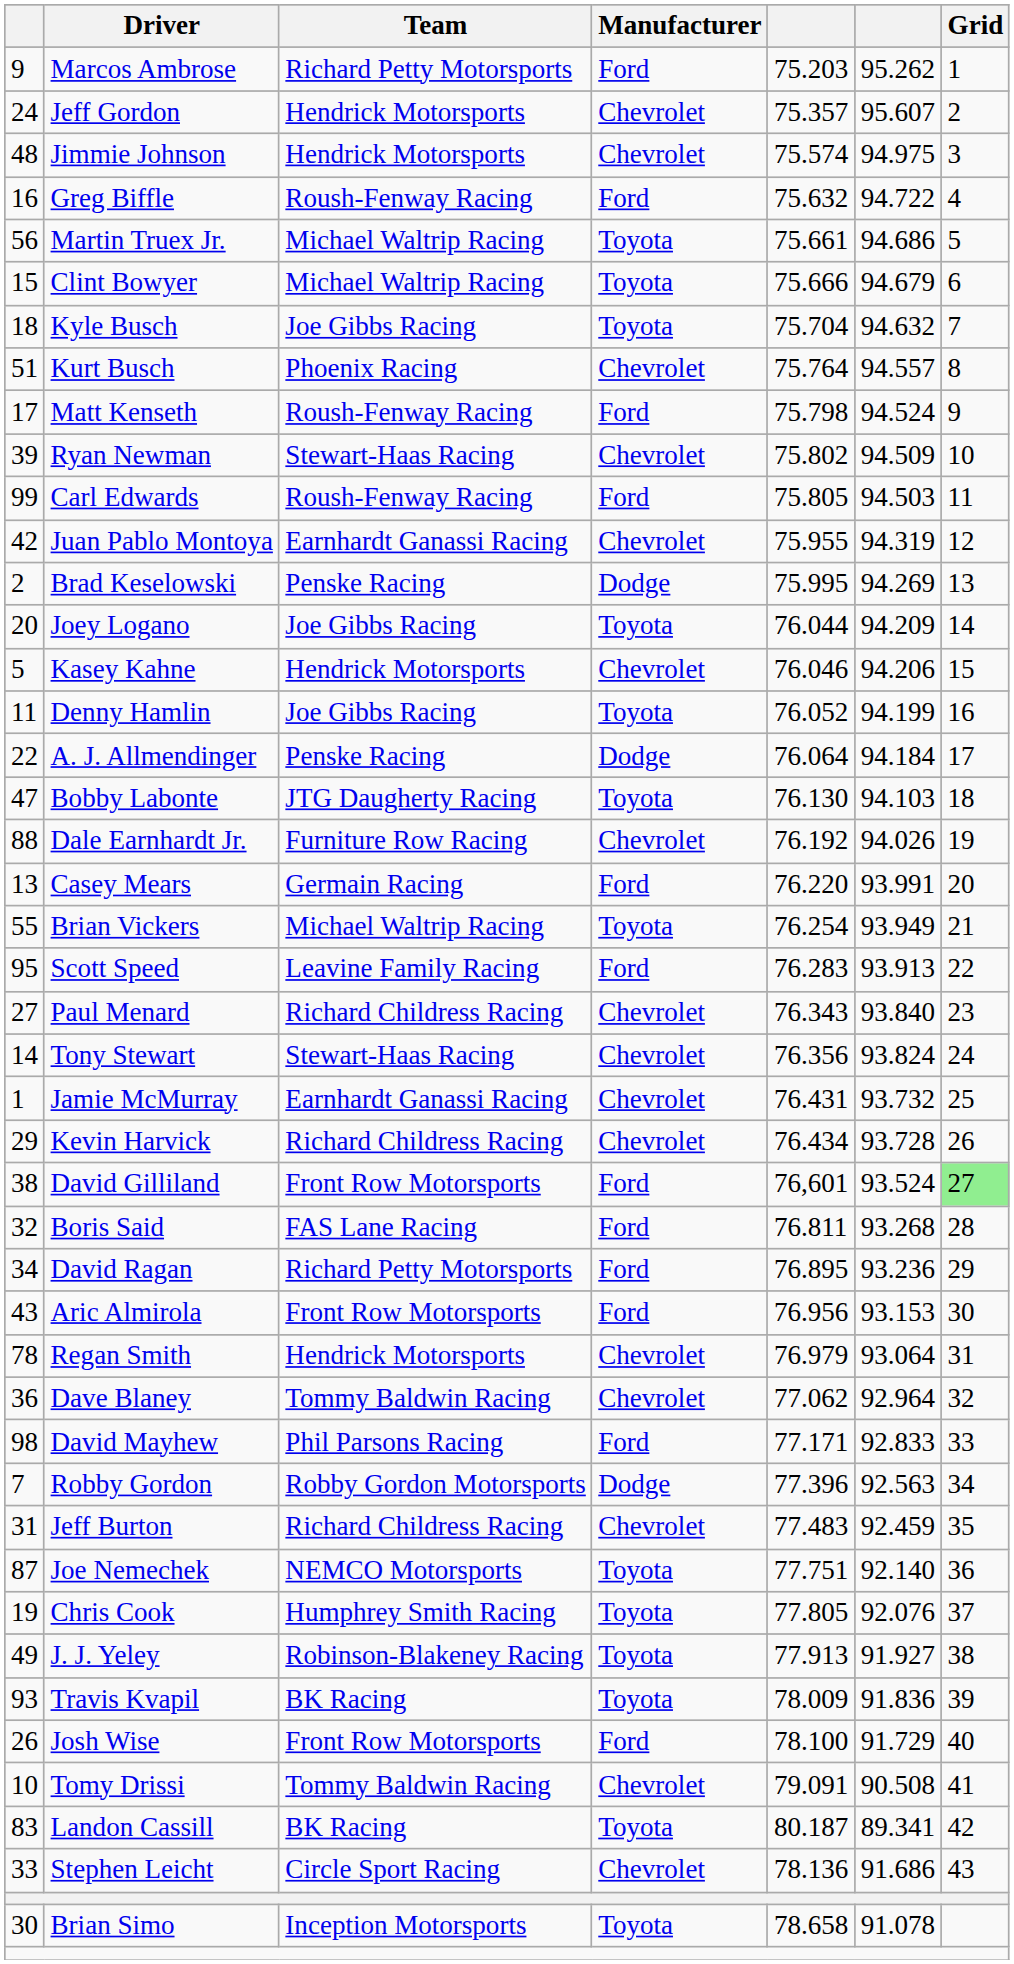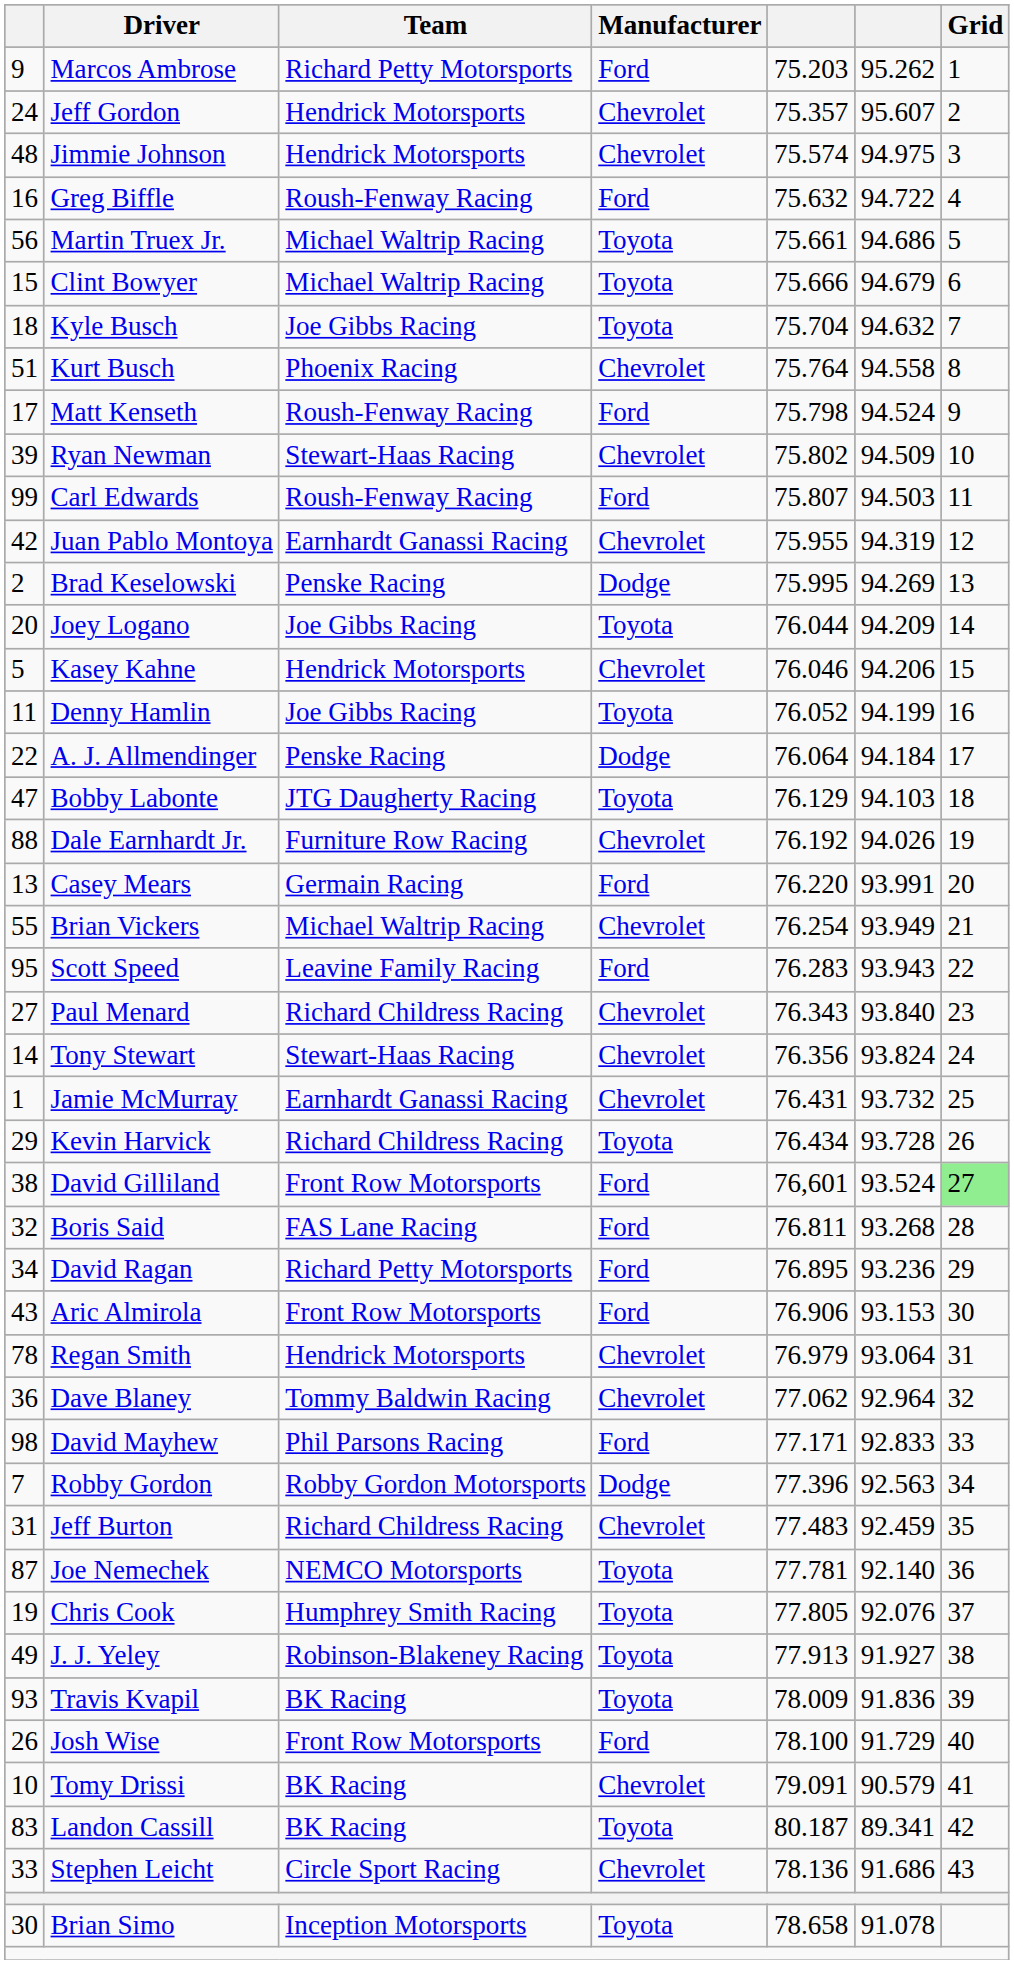(898, 369) 94.557 -> (898, 369) 94.558
(811, 497) 75.805 -> (811, 497) 75.807
(811, 797) 76.130 -> (811, 797) 76.129
(636, 926) Toyota -> (652, 926) Chevrolet
(898, 969) 93.913 -> (898, 969) 93.943
(652, 1140) Chevrolet -> (636, 1140) Toyota
(811, 1312) 76.956 -> (811, 1312) 76.906
(811, 1569) 77.751 -> (811, 1569) 77.781
(418, 1784) Tommy Baldwin Racing -> (346, 1784) BK Racing
(898, 1784) 90.508 -> (898, 1784) 90.579
